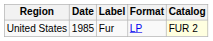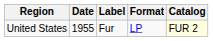(83, 28) 1985 -> (83, 28) 1955
